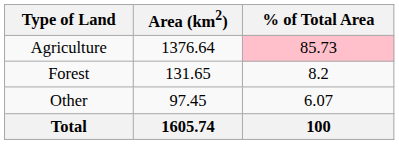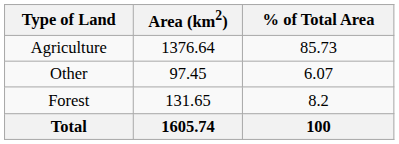(318, 48) pink background -> (318, 48) no background
rows swapped: (69, 74) <-> (69, 100)
